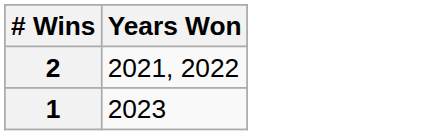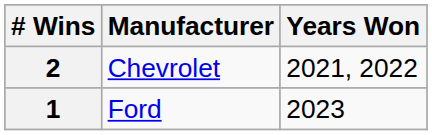+ column: (191, 26)
